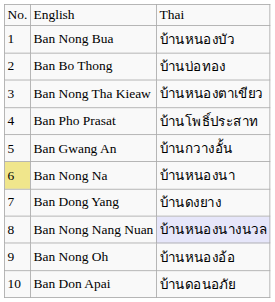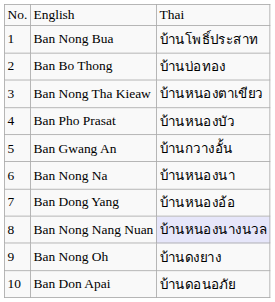(197, 39) บ้านหนองบัว -> (209, 39) บ้านโพธิ์ประสาท
(209, 121) บ้านโพธิ์ประสาท -> (197, 121) บ้านหนองบัว
(11, 175) khaki background -> (11, 175) no background
(191, 203) บ้านดงยาง -> (197, 203) บ้านหนองอ้อ
(197, 257) บ้านหนองอ้อ -> (191, 257) บ้านดงยาง
